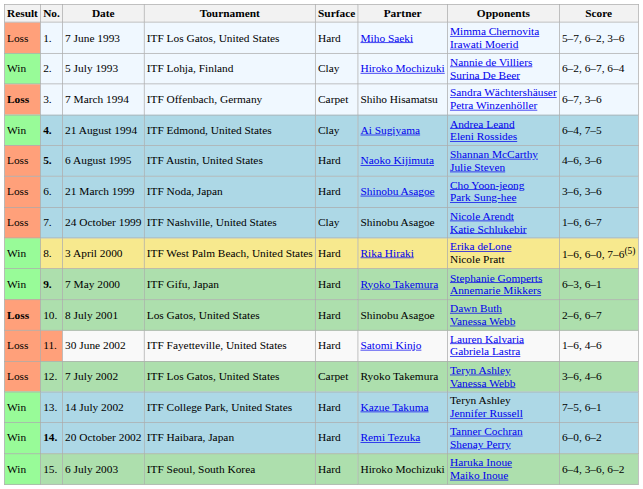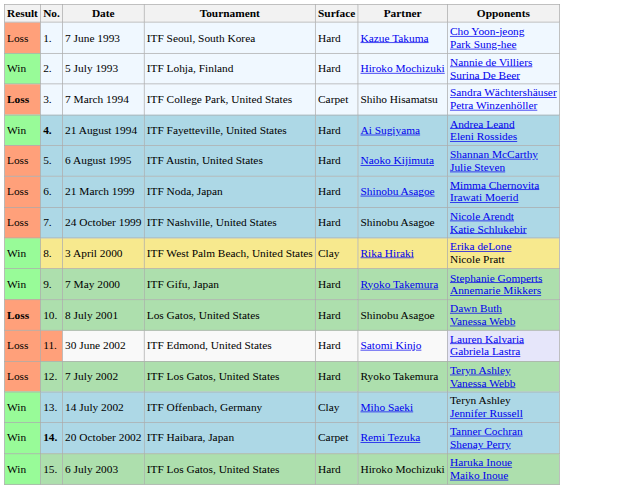- column: (599, 13)
(213, 37) ITF Los Gatos, United States -> (201, 37) ITF Seoul, South Korea
(387, 37) Miho Saeki -> (395, 37) Kazue Takuma
(495, 37) Mimma Chernovita Irawati Moerid -> (487, 37) Cho Yoon-jeong Park Sung-hee
(329, 68) Clay -> (329, 68) Hard
(204, 99) ITF Offenbach, Germany -> (219, 99) ITF College Park, United States
(209, 130) ITF Edmond, United States -> (217, 130) ITF Fayetteville, United States
(329, 130) Clay -> (329, 130) Hard
(47, 161) bold -> (47, 161) normal
(487, 191) Cho Yoon-jeong Park Sung-hee -> (495, 191) Mimma Chernovita Irawati Moerid
(329, 222) Clay -> (329, 222) Hard
(329, 253) Hard -> (329, 253) Clay
(47, 284) bold -> (47, 284) normal
(217, 345) ITF Fayetteville, United States -> (209, 345) ITF Edmond, United States
(487, 345) no background -> (487, 345) lavender background
(333, 376) Carpet -> (329, 376) Hard
(219, 407) ITF College Park, United States -> (204, 407) ITF Offenbach, Germany
(329, 407) Hard -> (329, 407) Clay
(395, 407) Kazue Takuma -> (387, 407) Miho Saeki
(329, 438) Hard -> (333, 438) Carpet
(201, 469) ITF Seoul, South Korea -> (213, 469) ITF Los Gatos, United States
